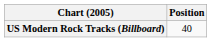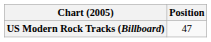(187, 28) 40 -> (187, 28) 47
